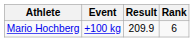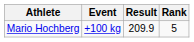(174, 29) 6 -> (174, 29) 5
